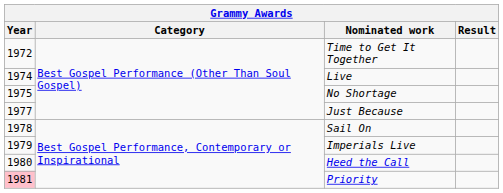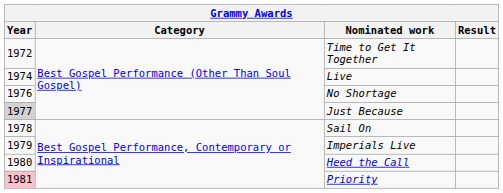(20, 94) 1975 -> (20, 94) 1976
(20, 111) no background -> (20, 111) lightgrey background
